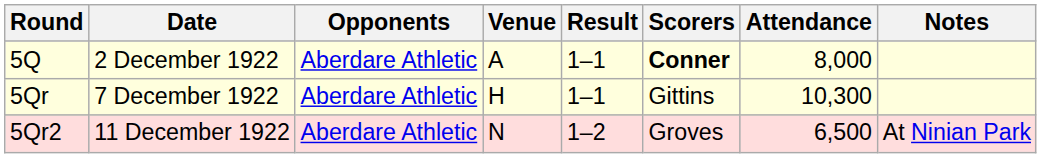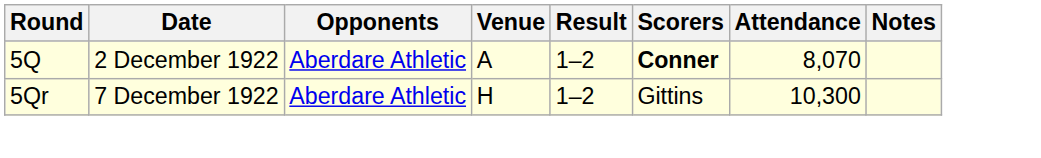(586, 59) 1–1 -> (575, 59) 1–2
(843, 59) 8,000 -> (832, 59) 8,070
(586, 96) 1–1 -> (575, 96) 1–2
- row: (36, 133)
